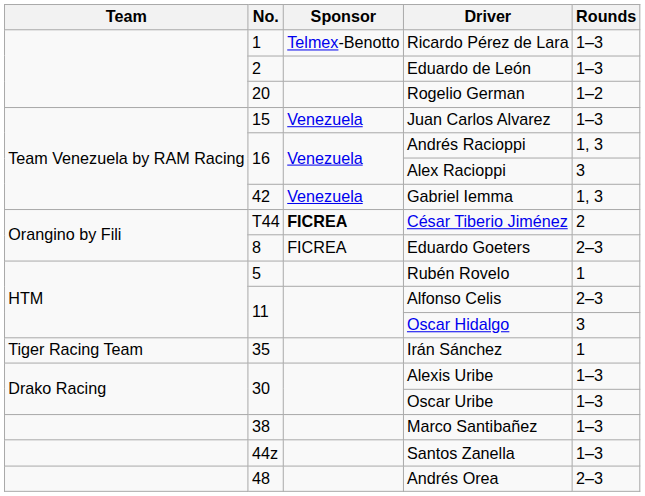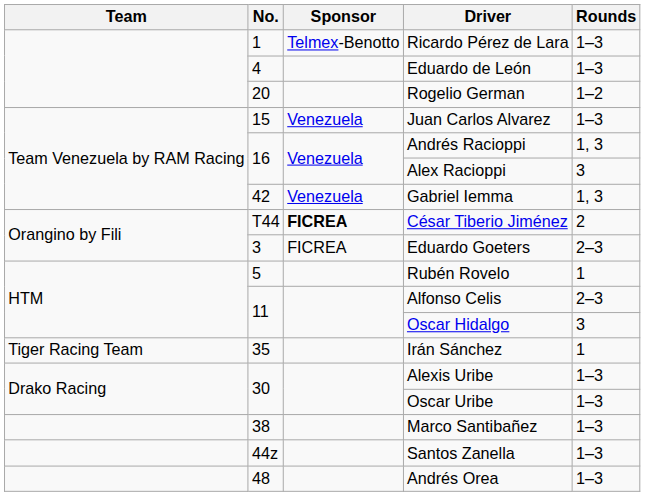(256, 68) 2 -> (256, 68) 4
(256, 247) 8 -> (256, 247) 3
(590, 478) 2–3 -> (590, 478) 1–3
